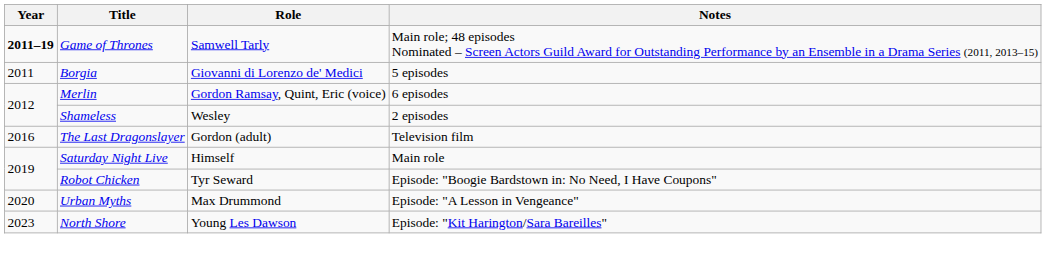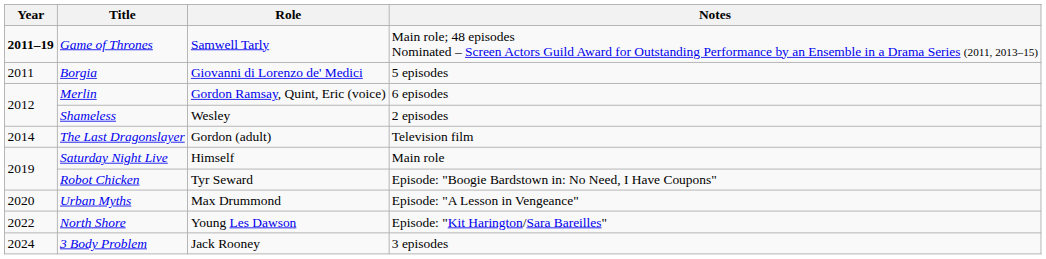(21, 136) 2016 -> (21, 136) 2014
(21, 222) 2023 -> (21, 222) 2022
+ row: (103, 243)
